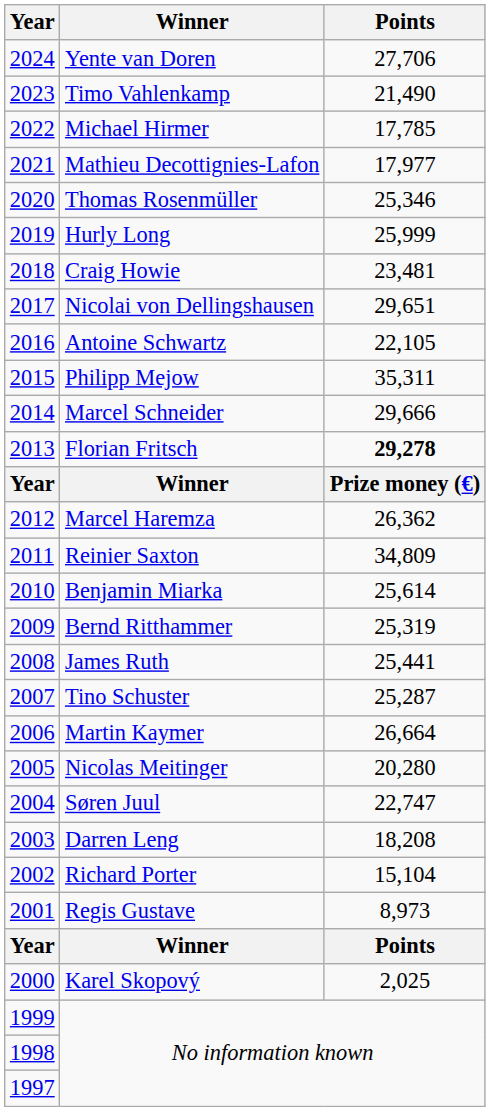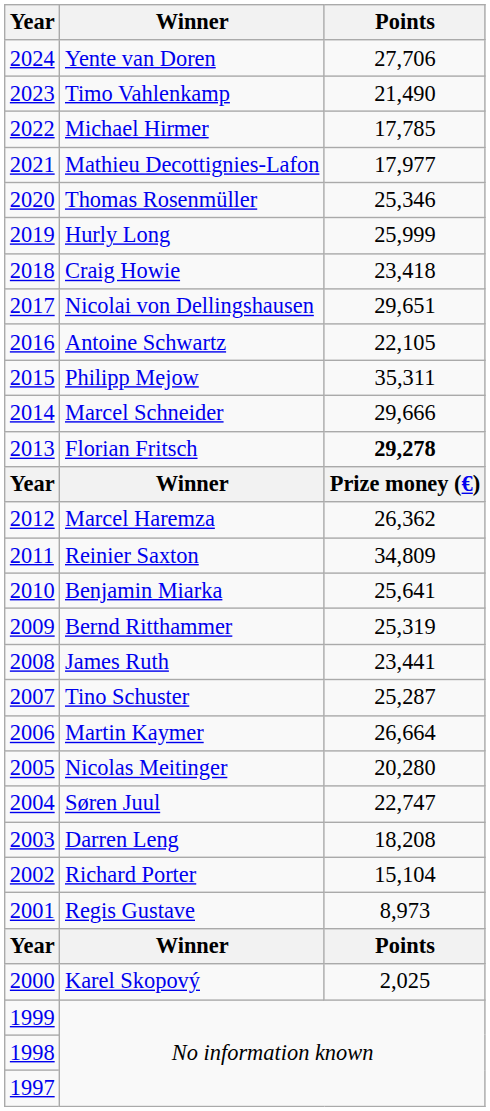(405, 270) 23,481 -> (405, 270) 23,418
(405, 590) 25,614 -> (405, 590) 25,641
(405, 661) 25,441 -> (405, 661) 23,441
